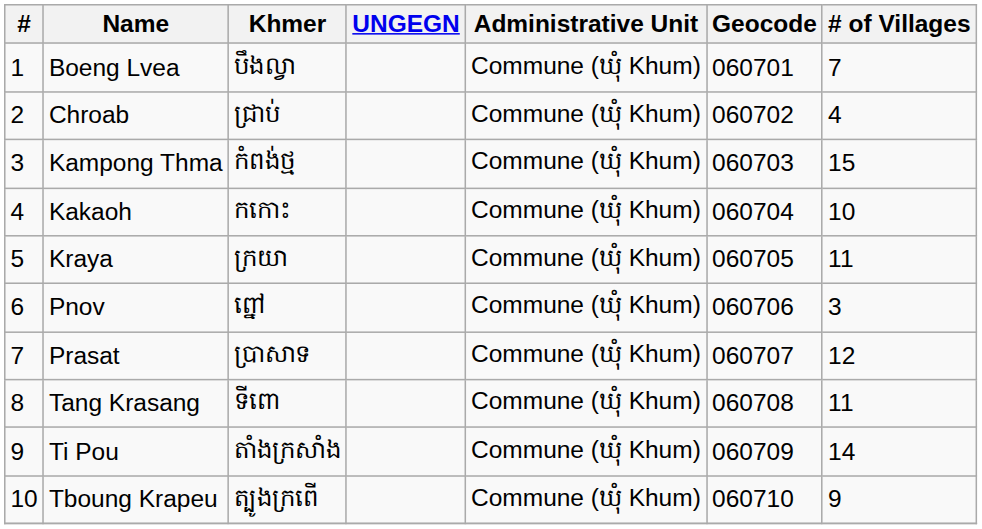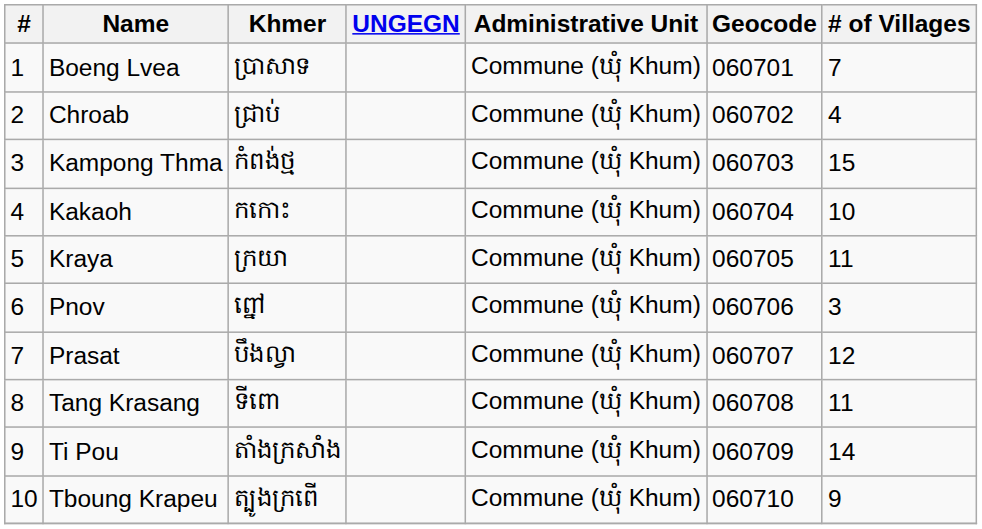(265, 65) បឹងល្វា -> (272, 65) ប្រាសាទ
(272, 353) ប្រាសាទ -> (265, 353) បឹងល្វា
